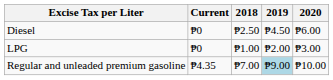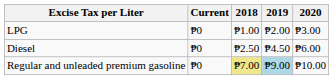rows swapped: (17, 48) <-> (21, 30)
(203, 65) ₱4.35 -> (196, 65) ₱0
(247, 65) no background -> (247, 65) khaki background
